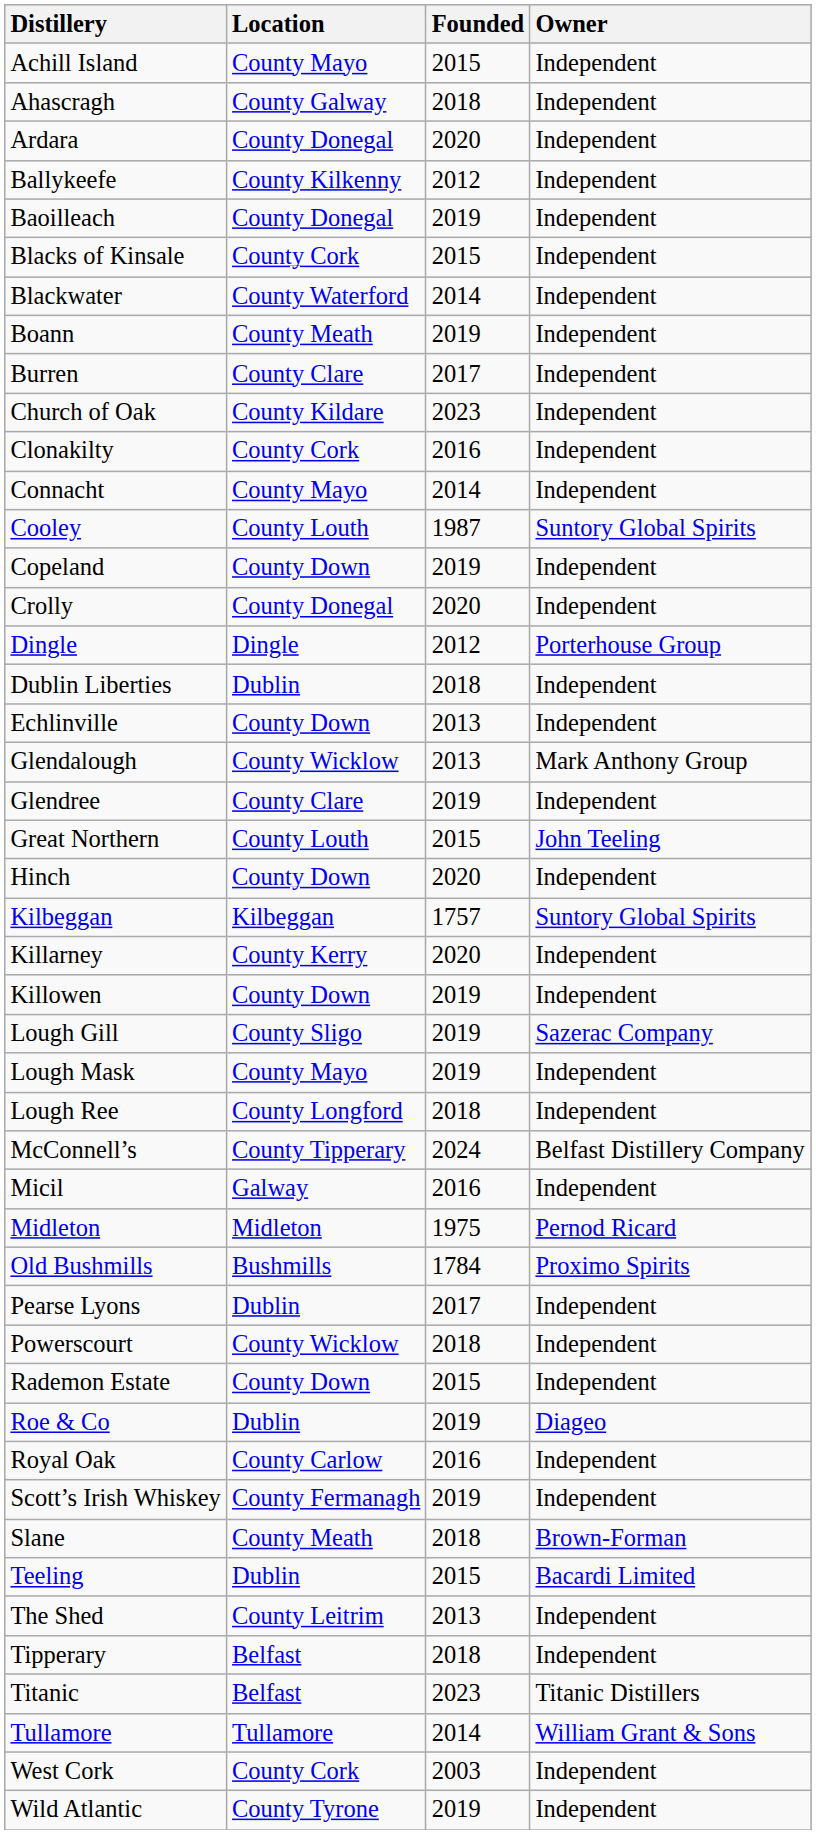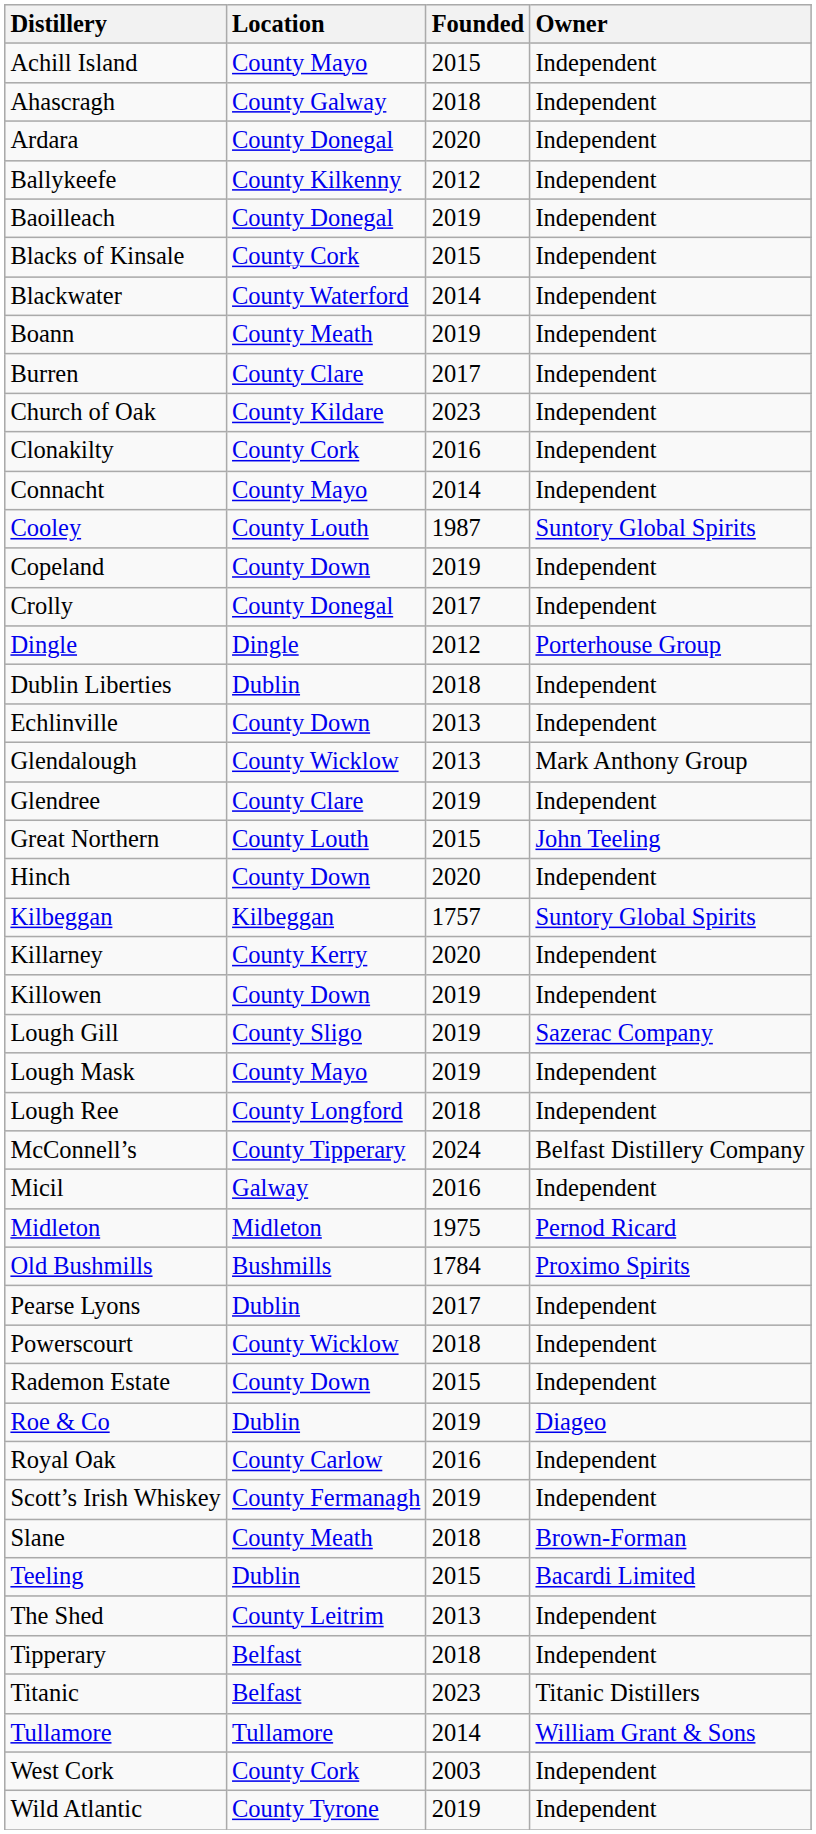(456, 606) 2020 -> (456, 606) 2017
